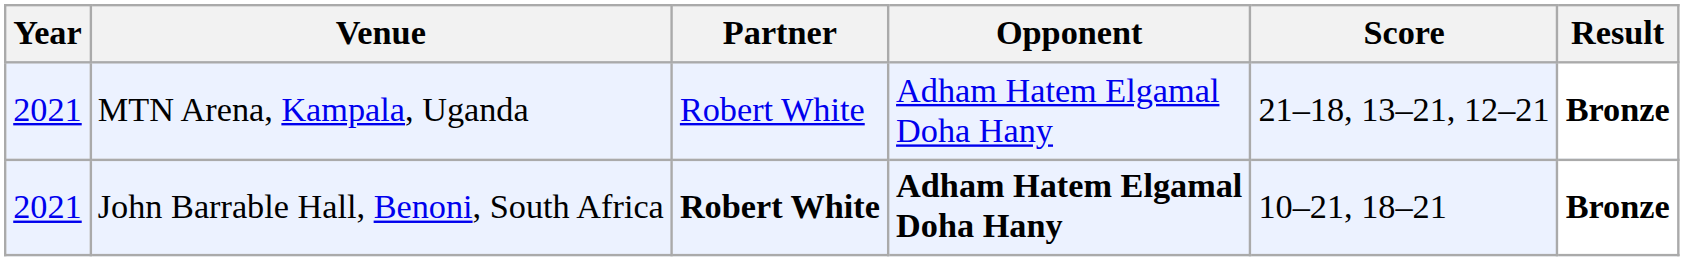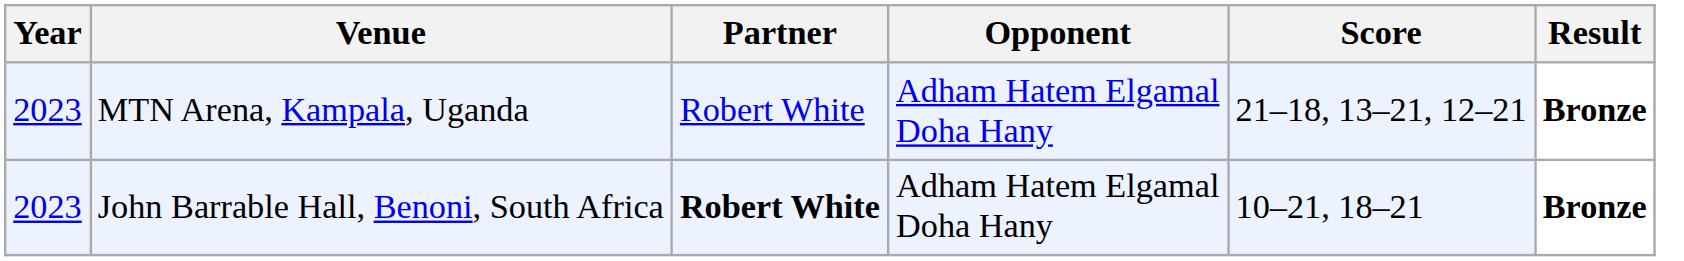(47, 109) 2021 -> (47, 109) 2023
(47, 206) 2021 -> (47, 206) 2023
(1069, 206) bold -> (1058, 206) normal
